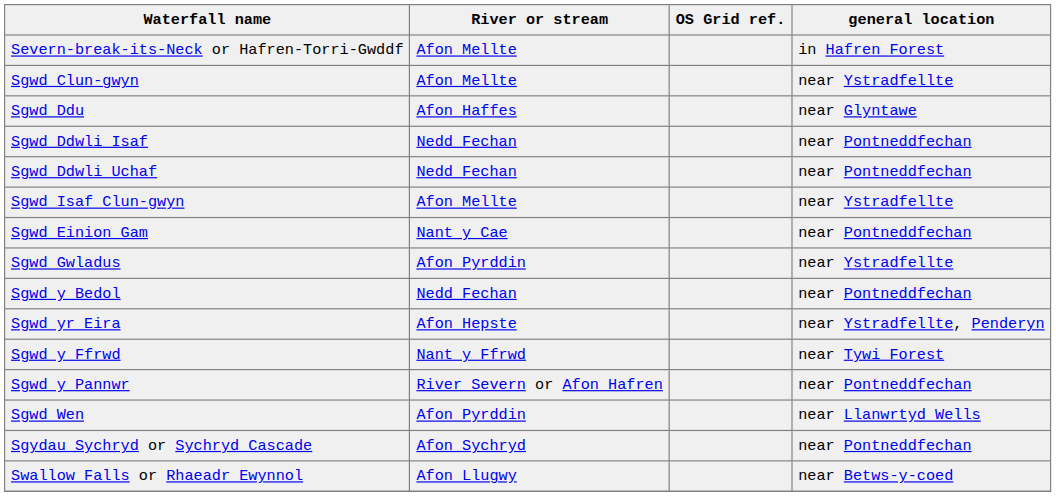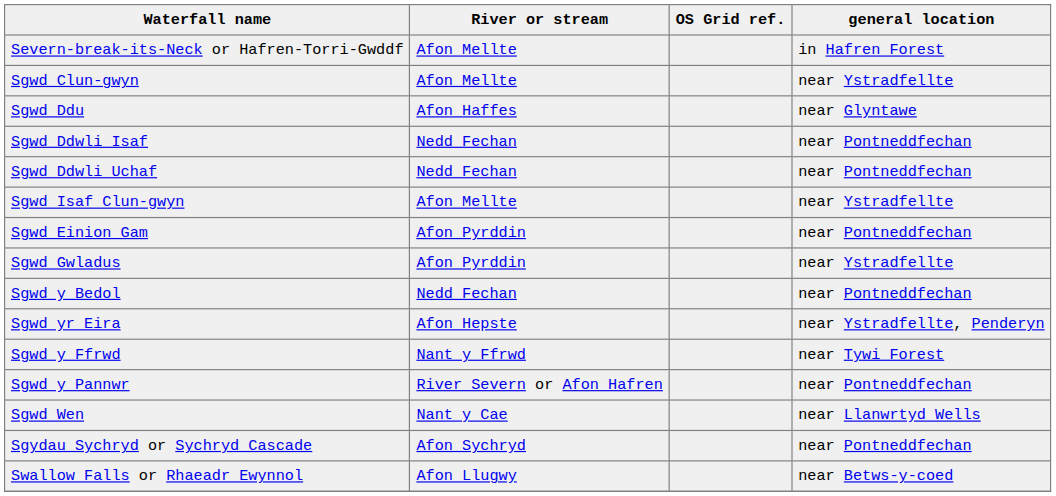(462, 233) Nant y Cae -> (471, 233) Afon Pyrddin
(471, 415) Afon Pyrddin -> (462, 415) Nant y Cae
